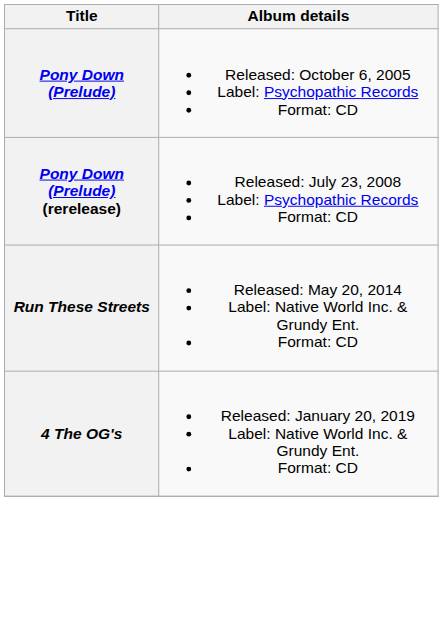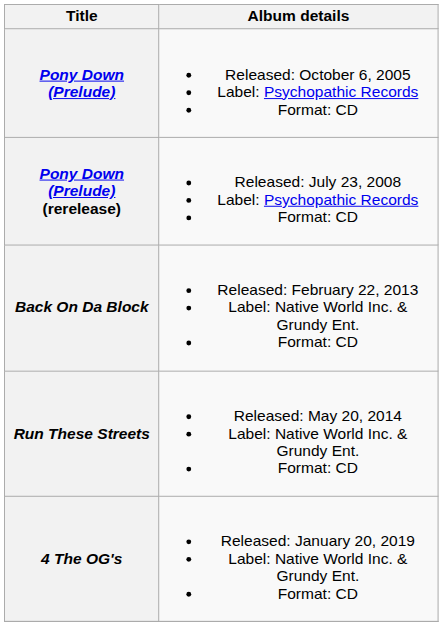+ row: (82, 307)
